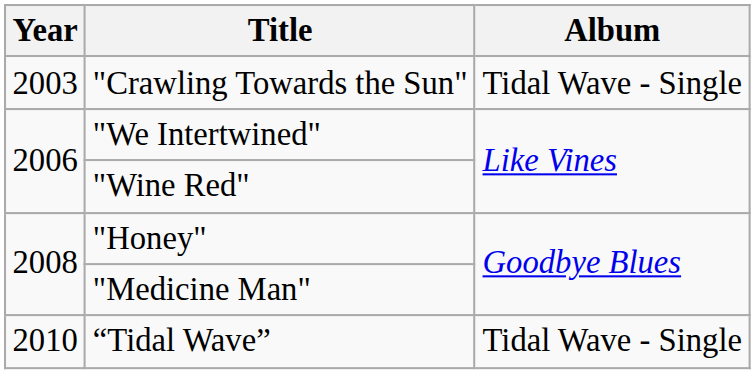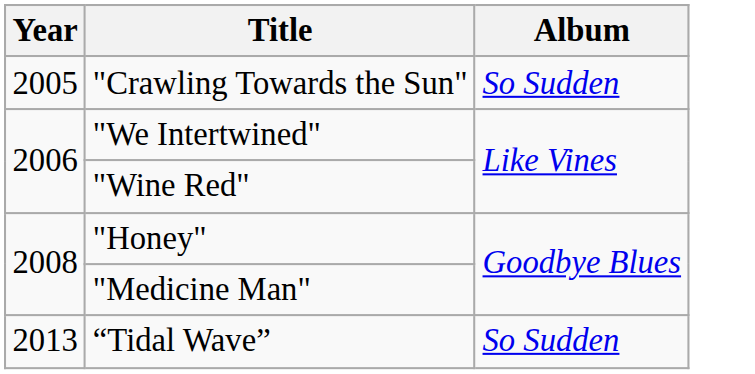(45, 82) 2003 -> (45, 82) 2005
(612, 82) Tidal Wave - Single -> (551, 82) So Sudden
(45, 340) 2010 -> (45, 340) 2013
(612, 340) Tidal Wave - Single -> (551, 340) So Sudden
